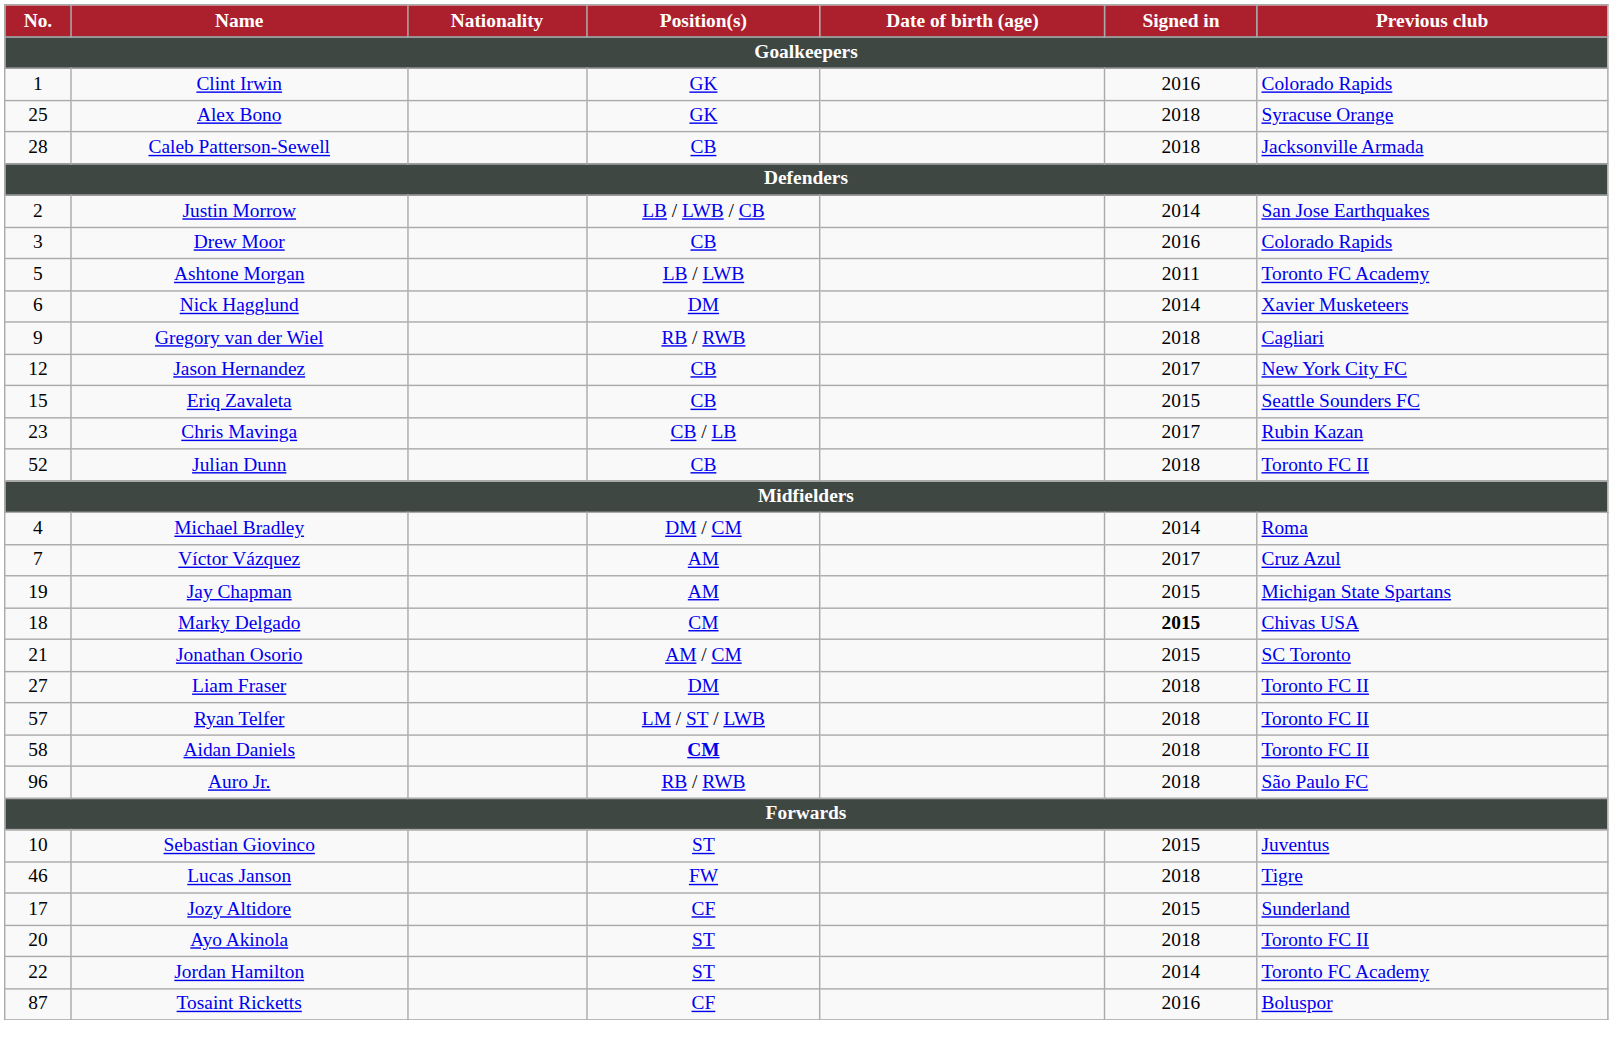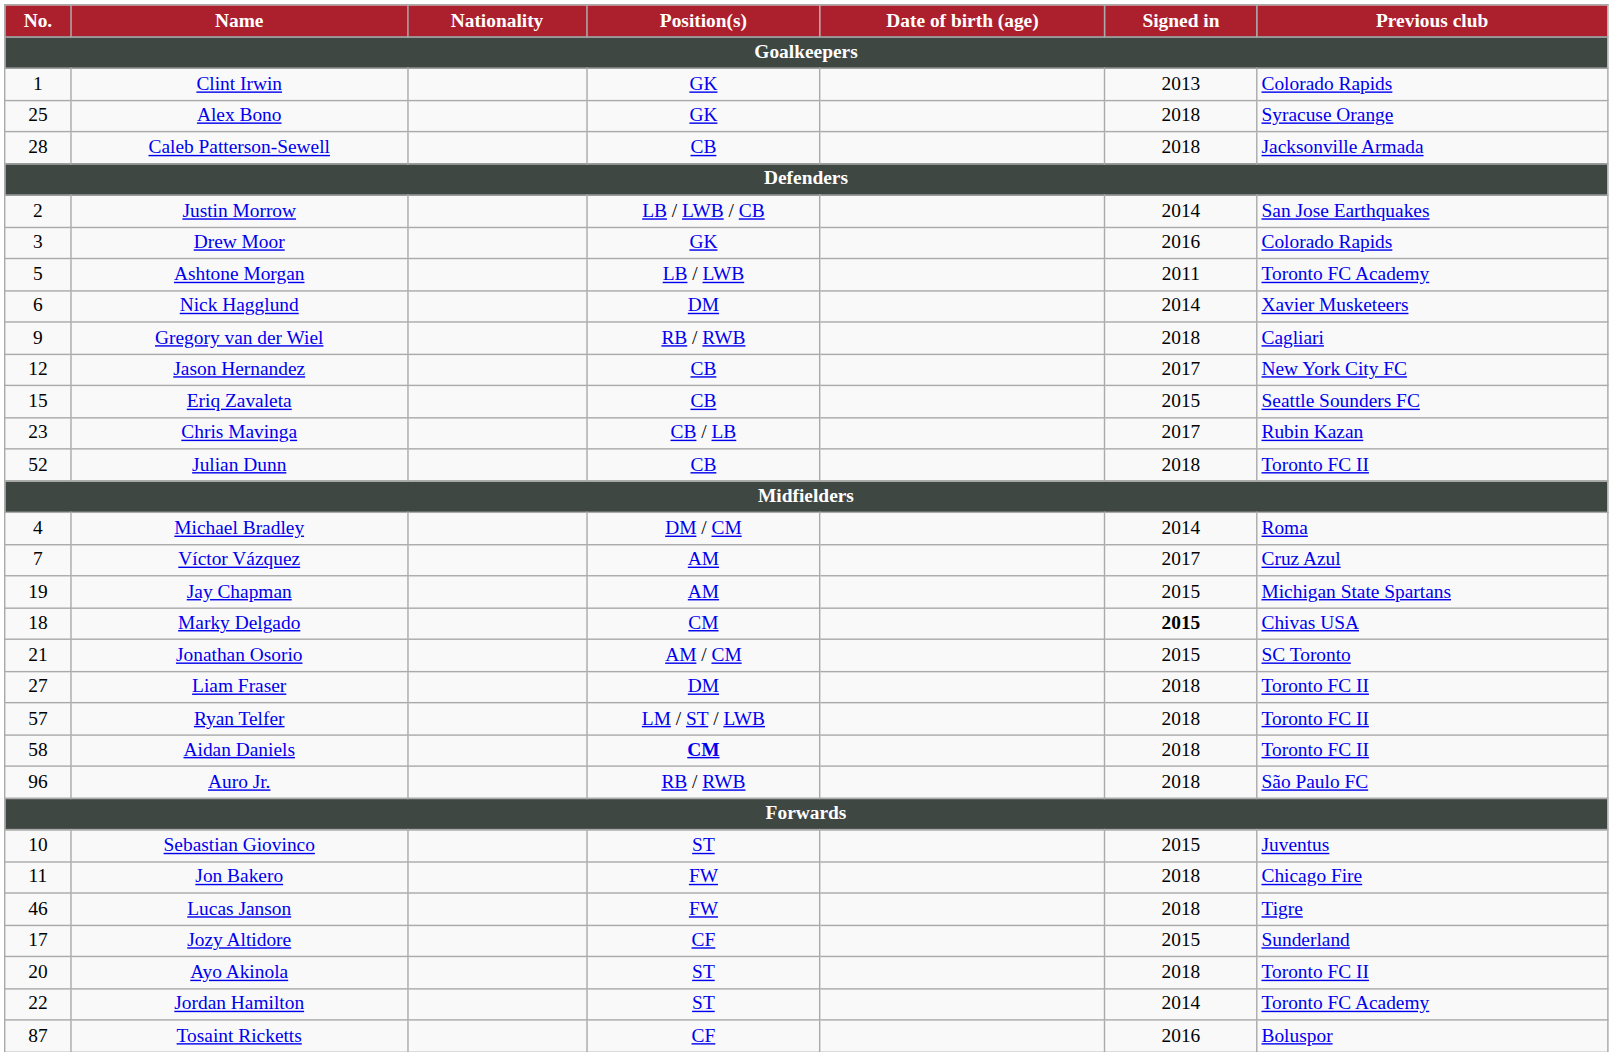(1181, 83) 2016 -> (1181, 83) 2013
(703, 242) CB -> (703, 242) GK
+ row: (239, 876)
